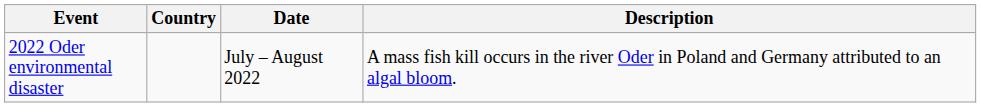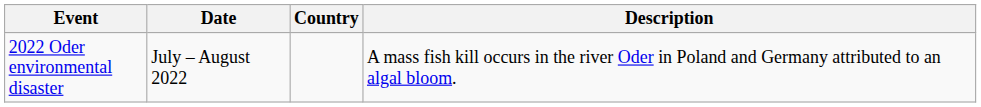columns swapped: (292, 18) <-> (184, 18)
